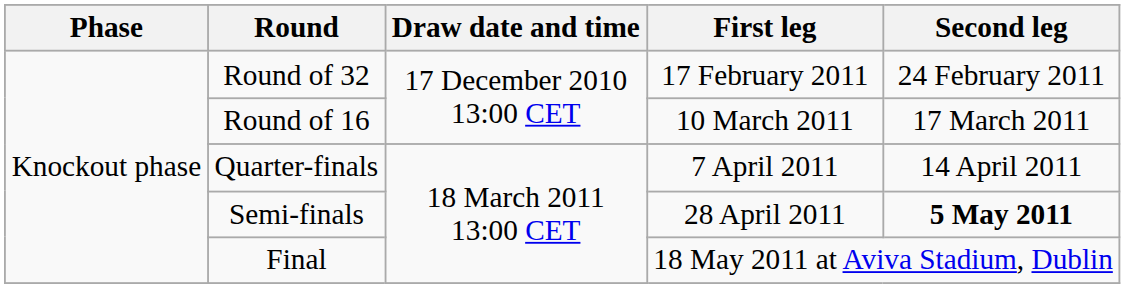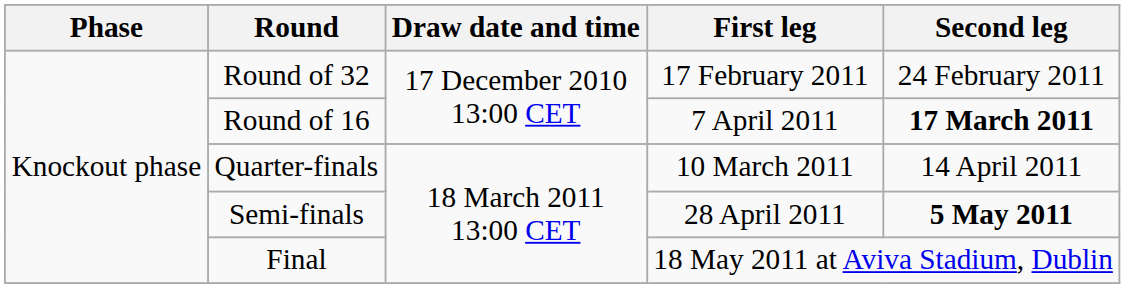(765, 120) 10 March 2011 -> (765, 120) 7 April 2011
(1001, 120) normal -> (1001, 120) bold
(765, 167) 7 April 2011 -> (765, 167) 10 March 2011
